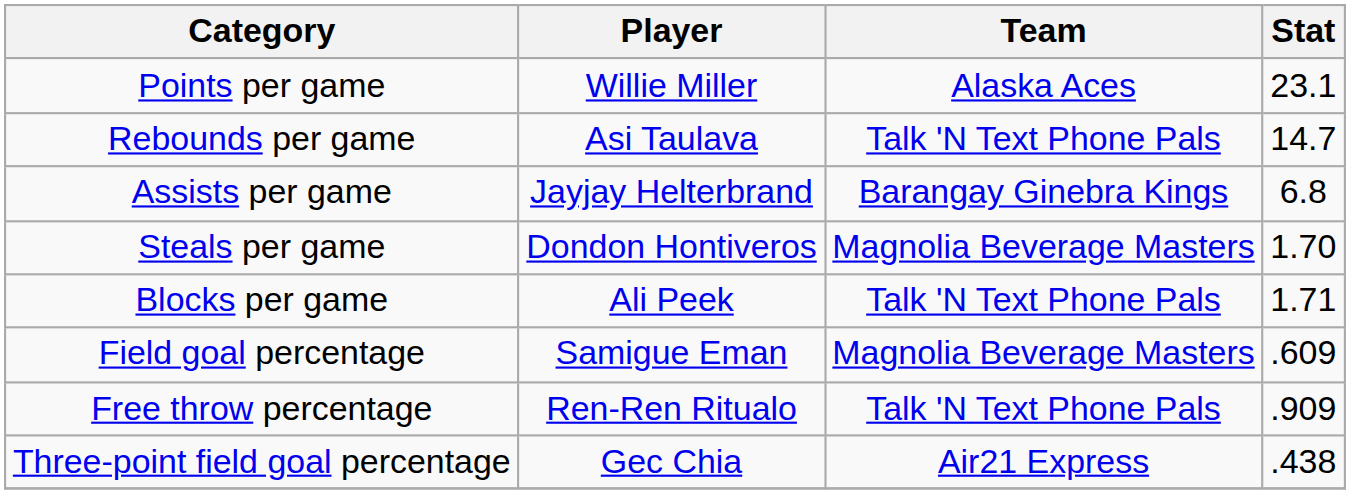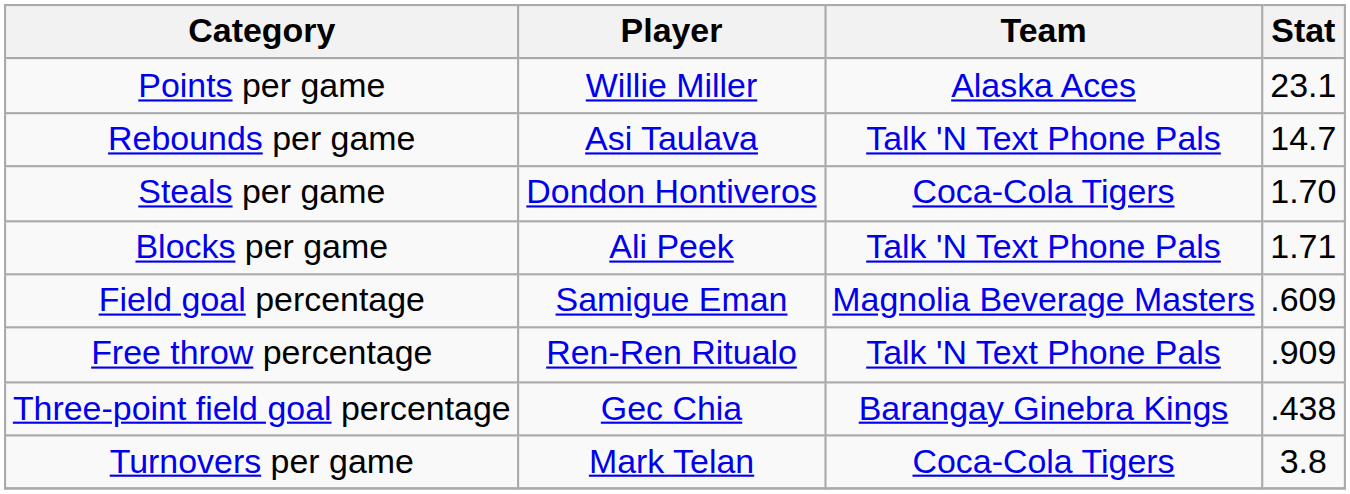- row: (262, 192)
(1044, 246) Magnolia Beverage Masters -> (1044, 192) Coca-Cola Tigers
(1044, 461) Air21 Express -> (1044, 407) Barangay Ginebra Kings
+ row: (262, 461)
